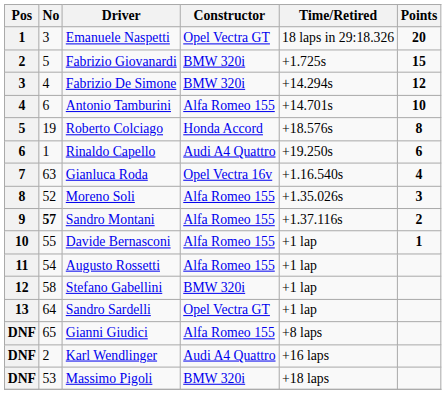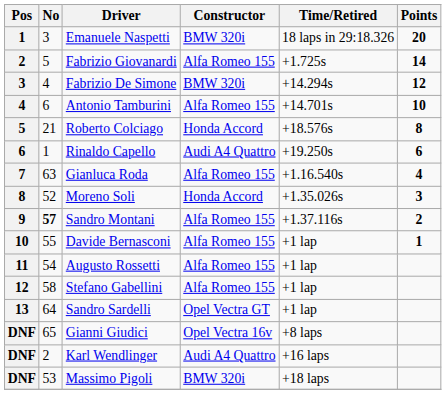(227, 38) Opel Vectra GT -> (214, 38) BMW 320i
(214, 60) BMW 320i -> (229, 60) Alfa Romeo 155
(419, 60) 15 -> (419, 60) 14
(49, 128) 19 -> (49, 128) 21
(228, 174) Opel Vectra 16v -> (229, 174) Alfa Romeo 155
(229, 196) Alfa Romeo 155 -> (223, 196) Honda Accord
(214, 287) BMW 320i -> (229, 287) Alfa Romeo 155
(229, 332) Alfa Romeo 155 -> (228, 332) Opel Vectra 16v
